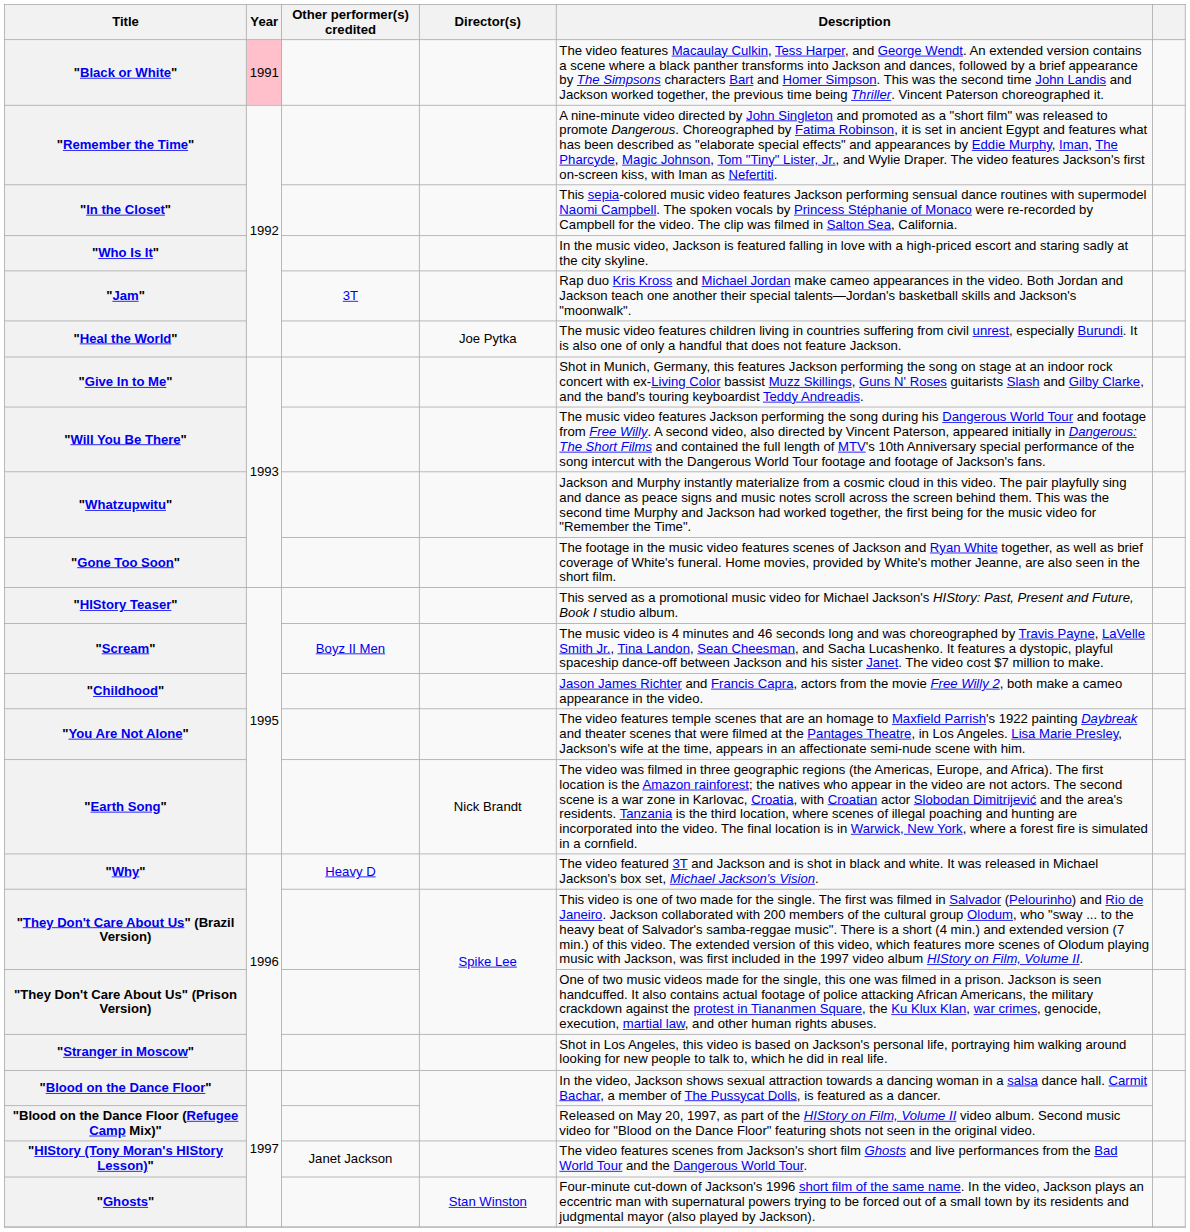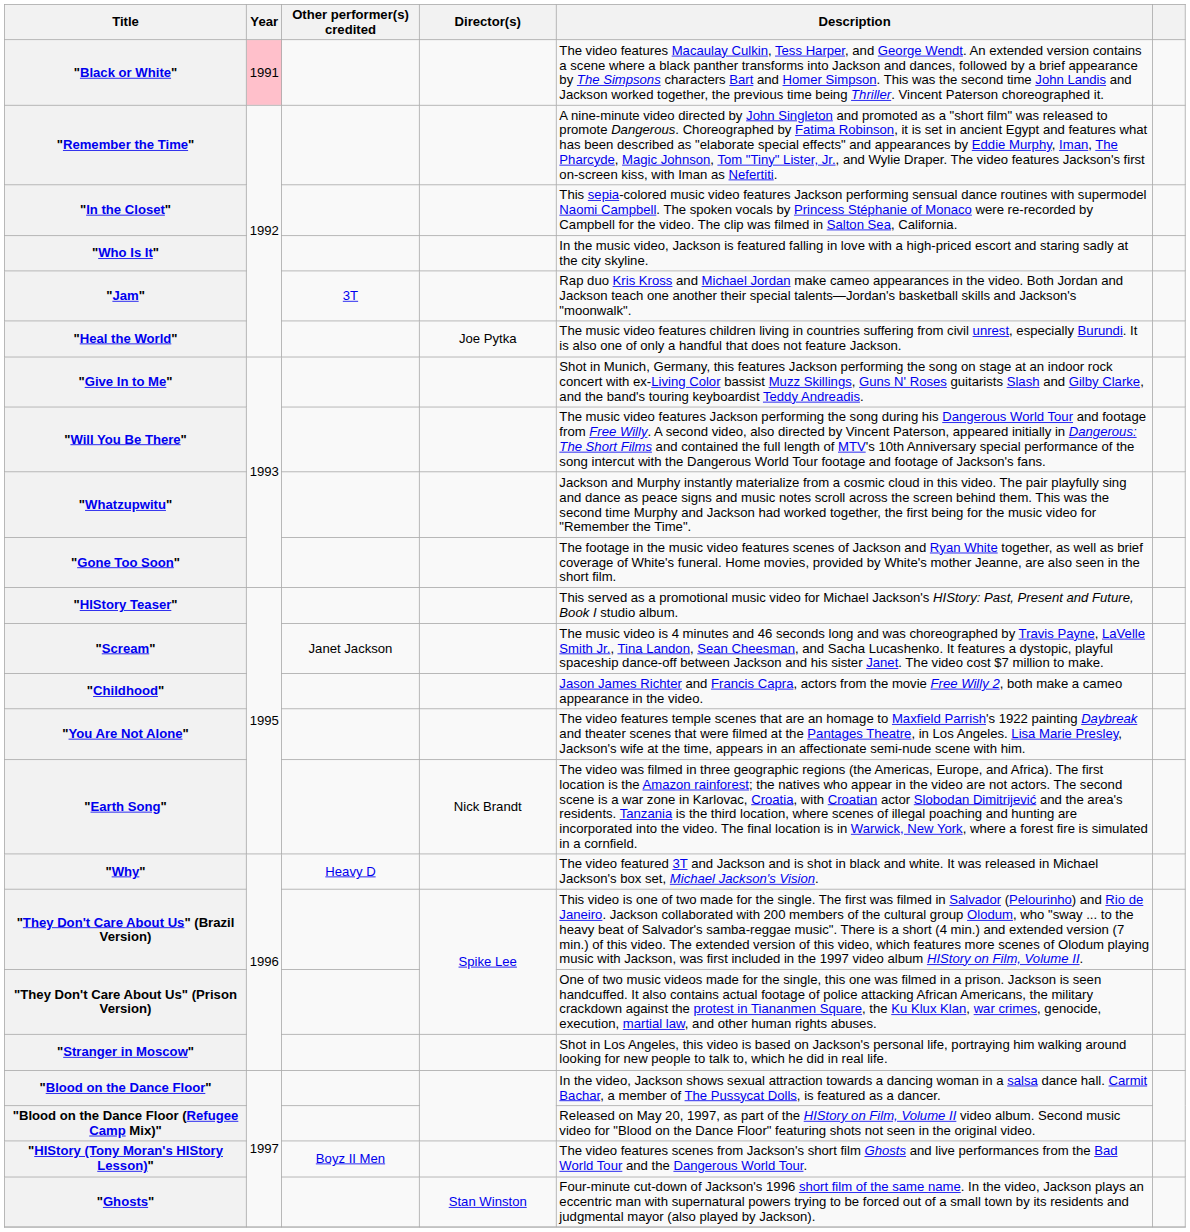(350, 648) Boyz II Men -> (350, 648) Janet Jackson
(350, 1159) Janet Jackson -> (350, 1159) Boyz II Men
